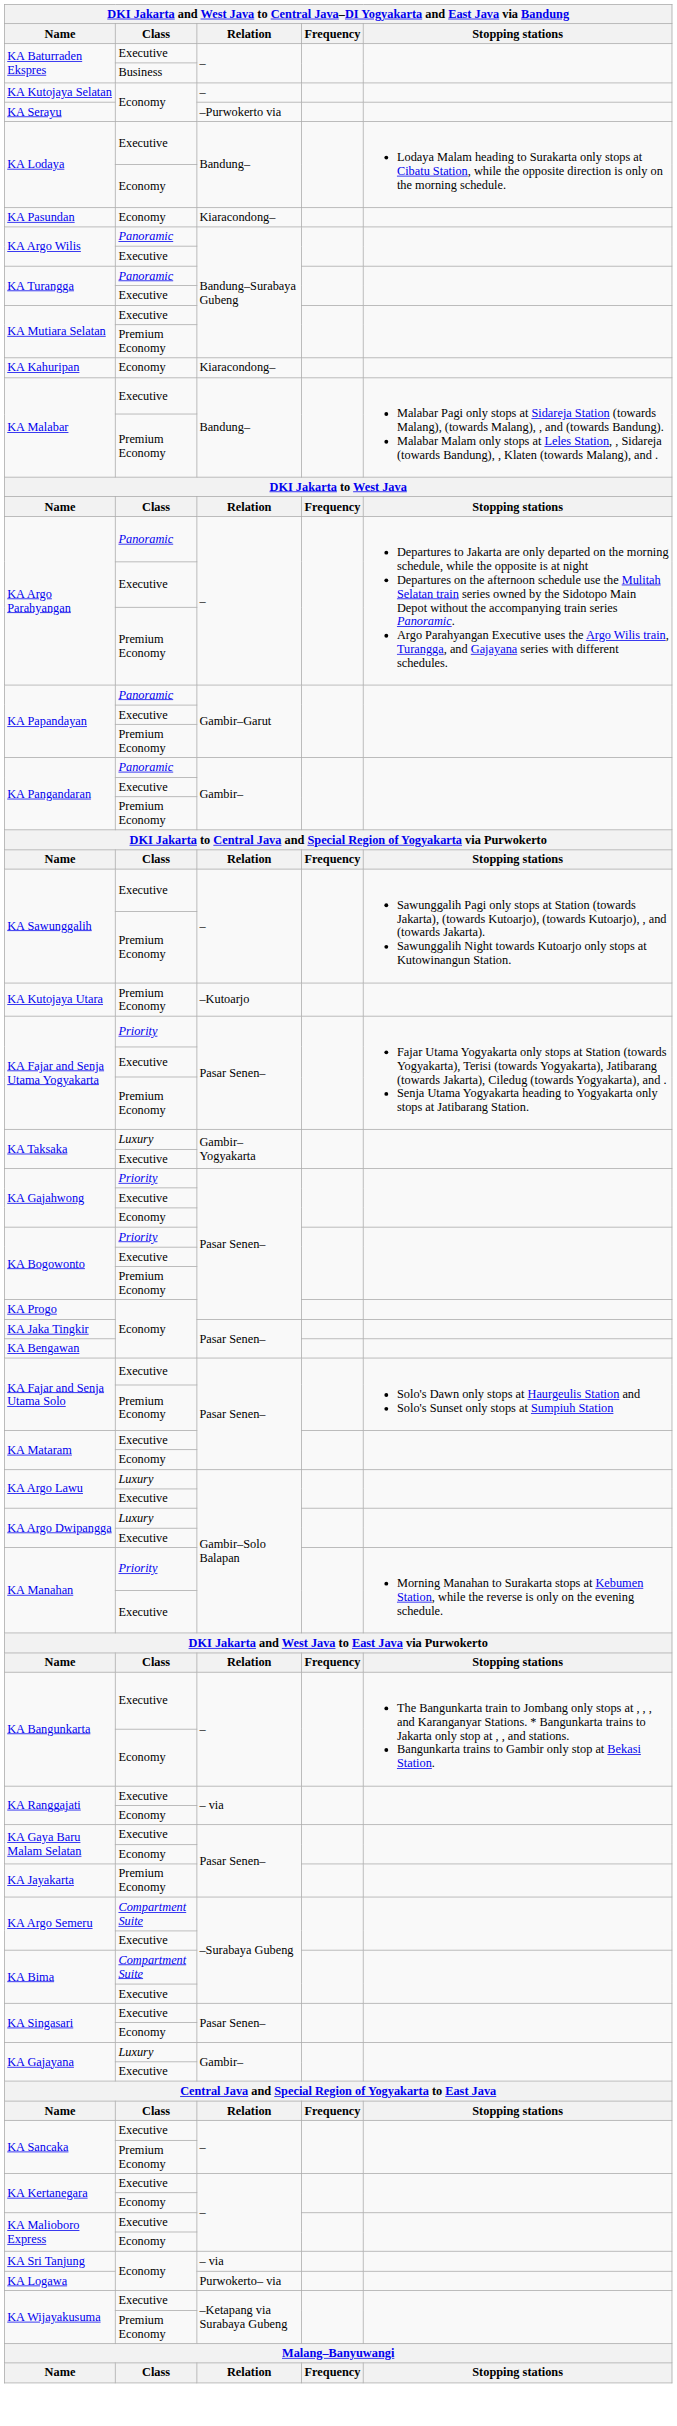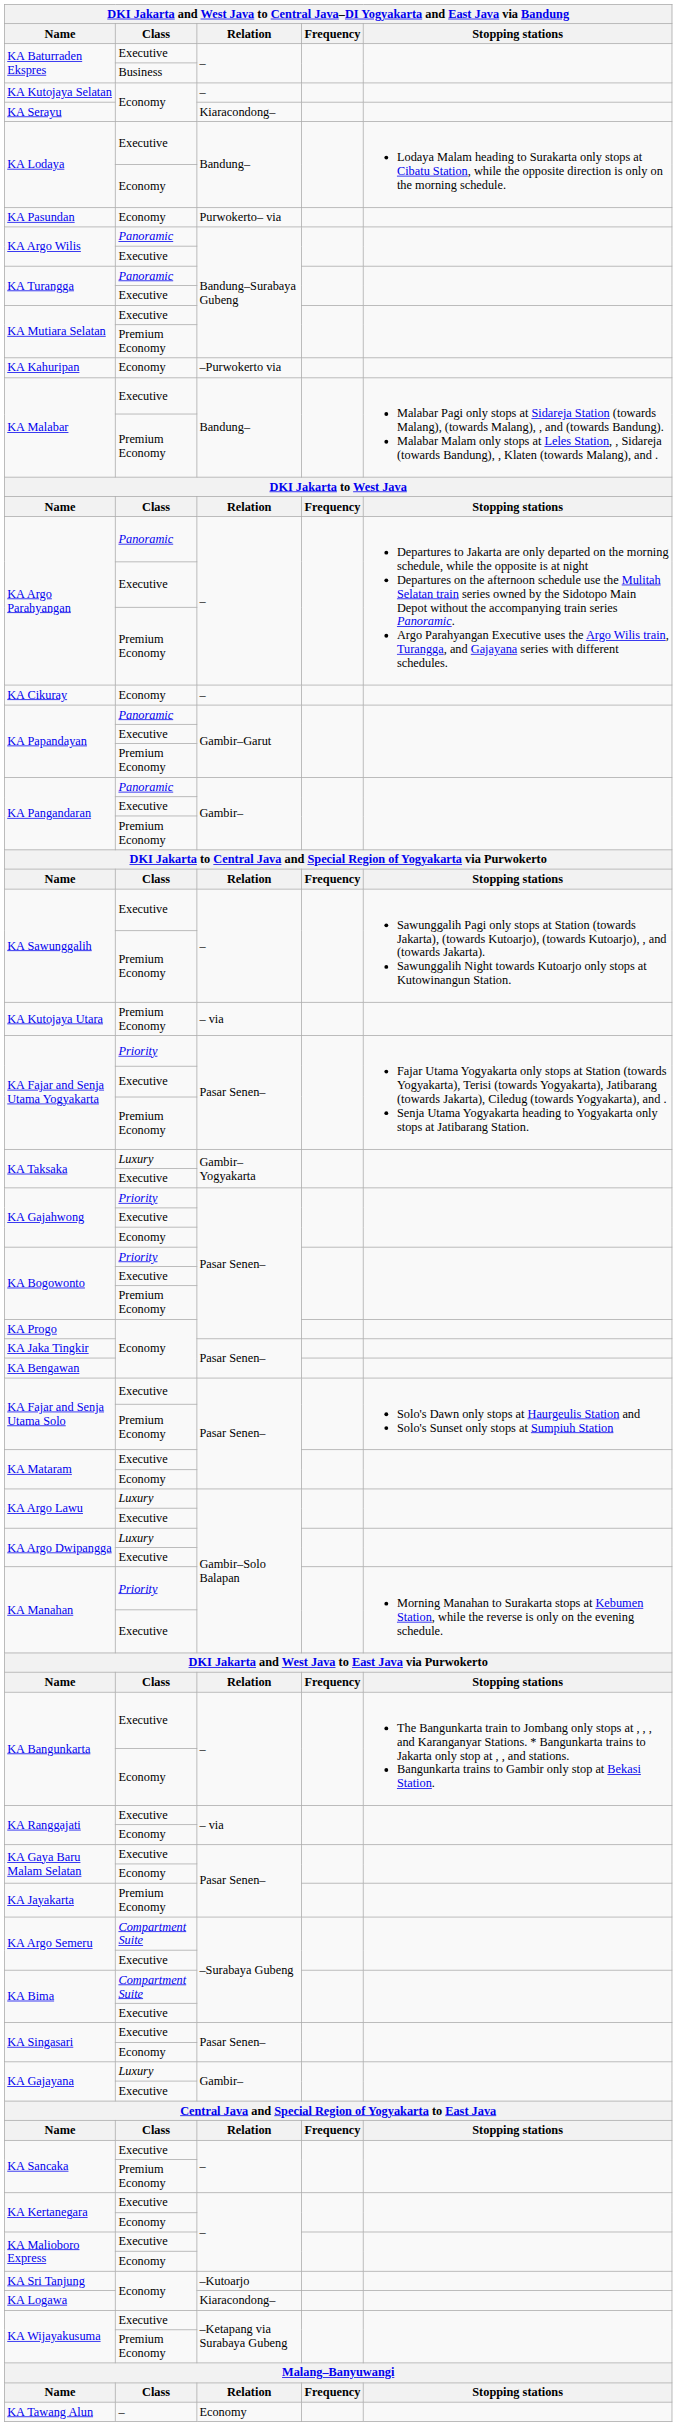(240, 111) –Purwokerto via -> (237, 111) Kiaracondong–
(237, 217) Kiaracondong– -> (240, 217) Purwokerto– via
(237, 367) Kiaracondong– -> (240, 367) –Purwokerto via
+ row: (37, 695)
(224, 999) –Kutoarjo -> (212, 1019) – via
(212, 2261) – via -> (224, 2280) –Kutoarjo
(240, 2280) Purwokerto– via -> (237, 2300) Kiaracondong–
+ row: (50, 2412)
